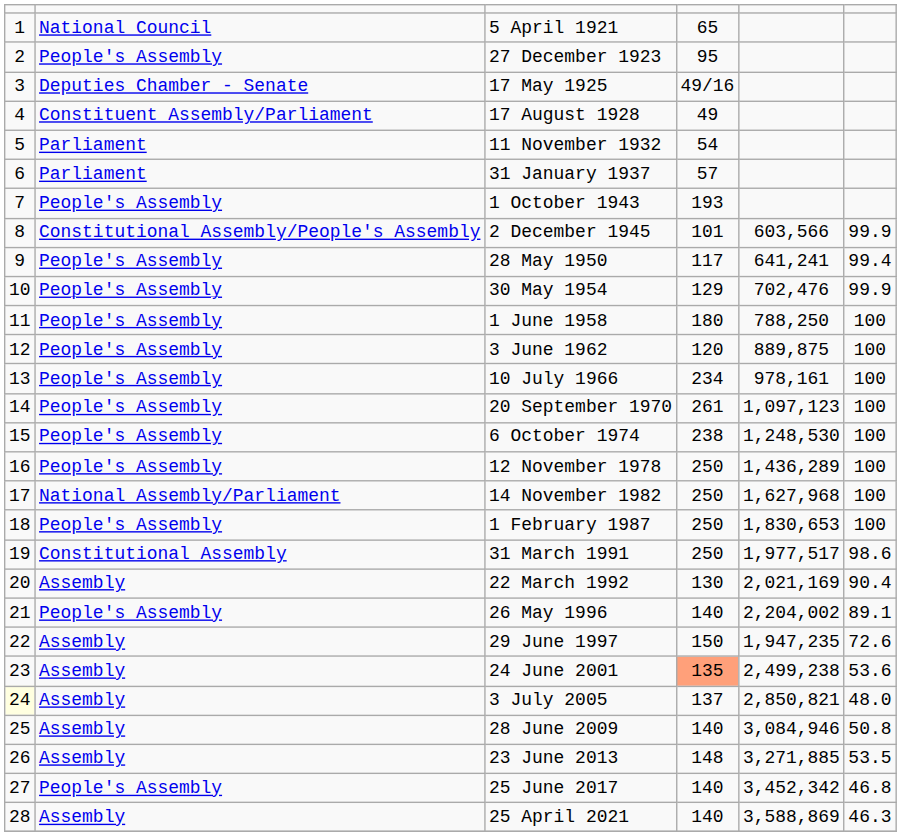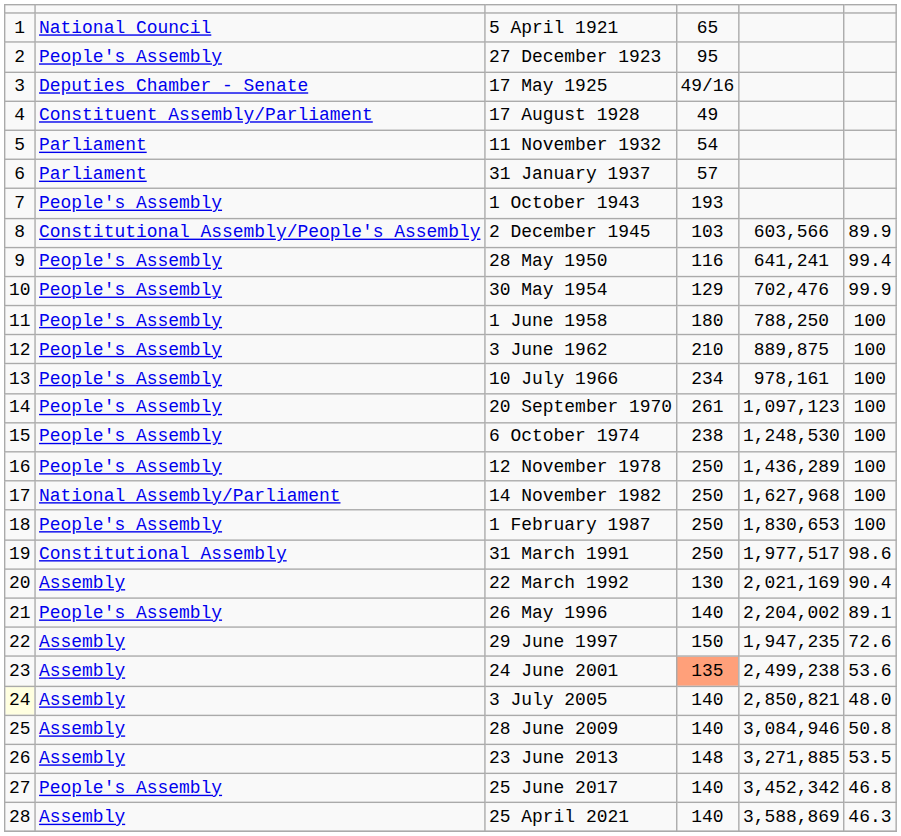(707, 233) 101 -> (707, 233) 103
(870, 233) 99.9 -> (870, 233) 89.9
(707, 262) 117 -> (707, 262) 116
(707, 349) 120 -> (707, 349) 210
(707, 700) 137 -> (707, 700) 140
